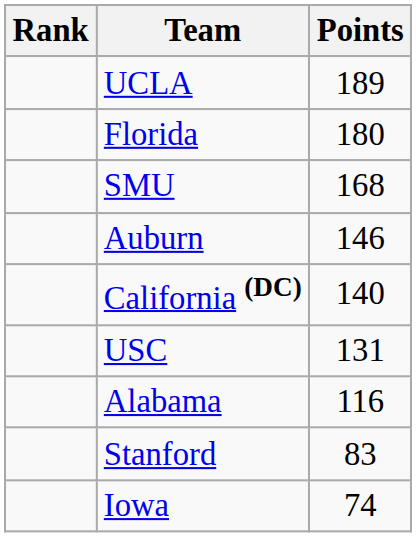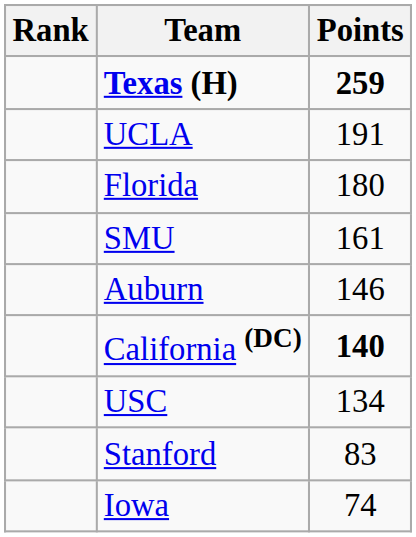+ row: (171, 82)
(360, 82) 189 -> (360, 133) 191
(360, 185) 168 -> (360, 237) 161
(360, 293) normal -> (360, 345) bold
(360, 349) 131 -> (360, 401) 134
- row: (163, 401)
